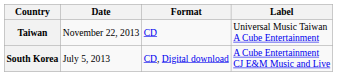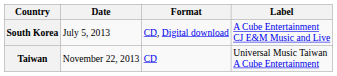rows swapped: (32, 58) <-> (32, 32)
